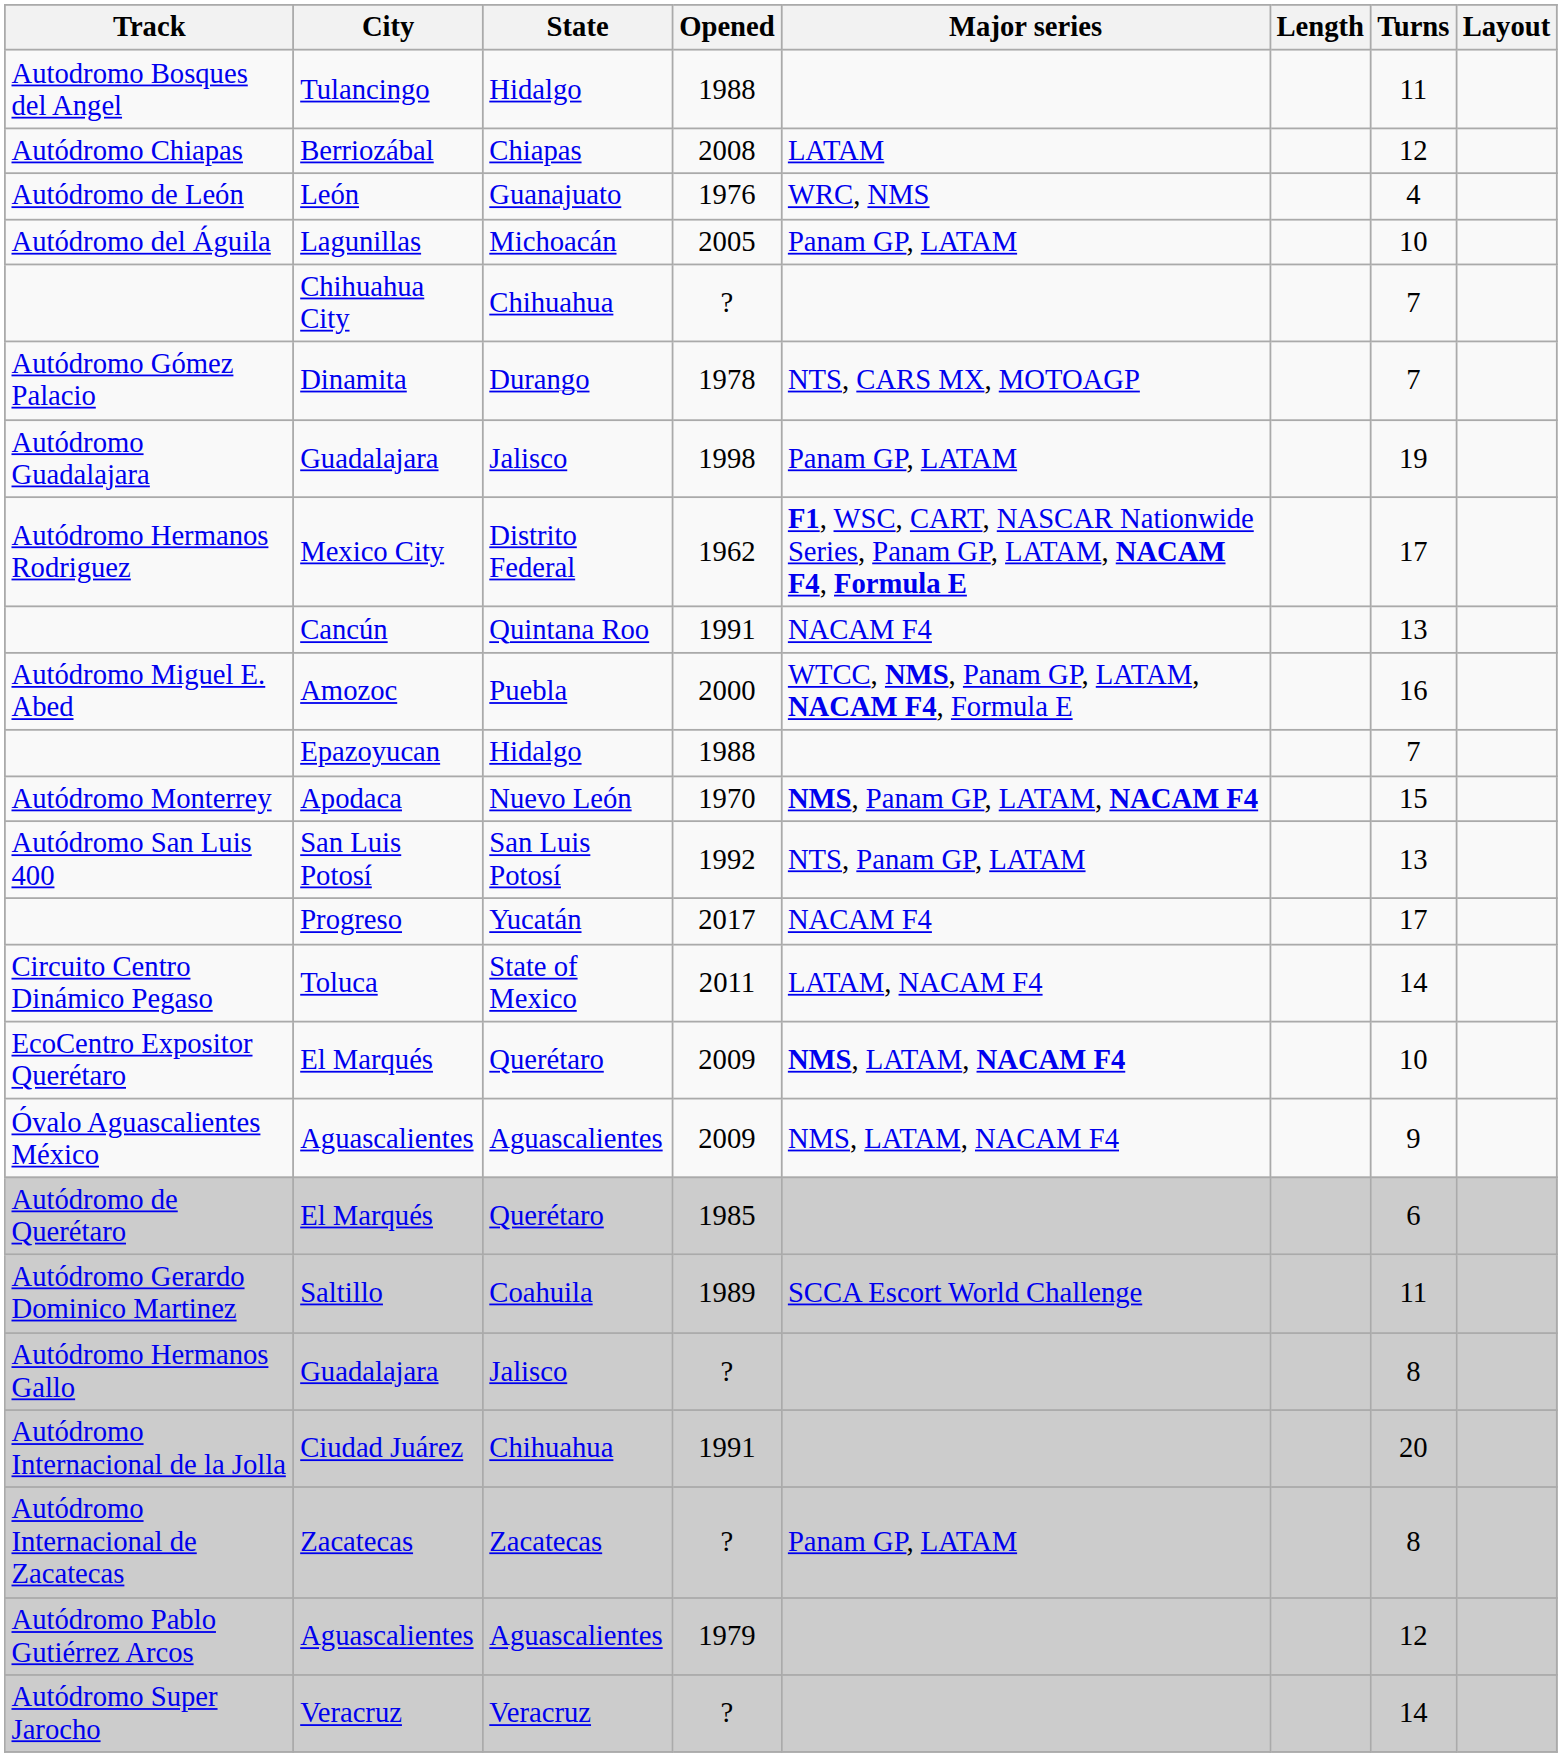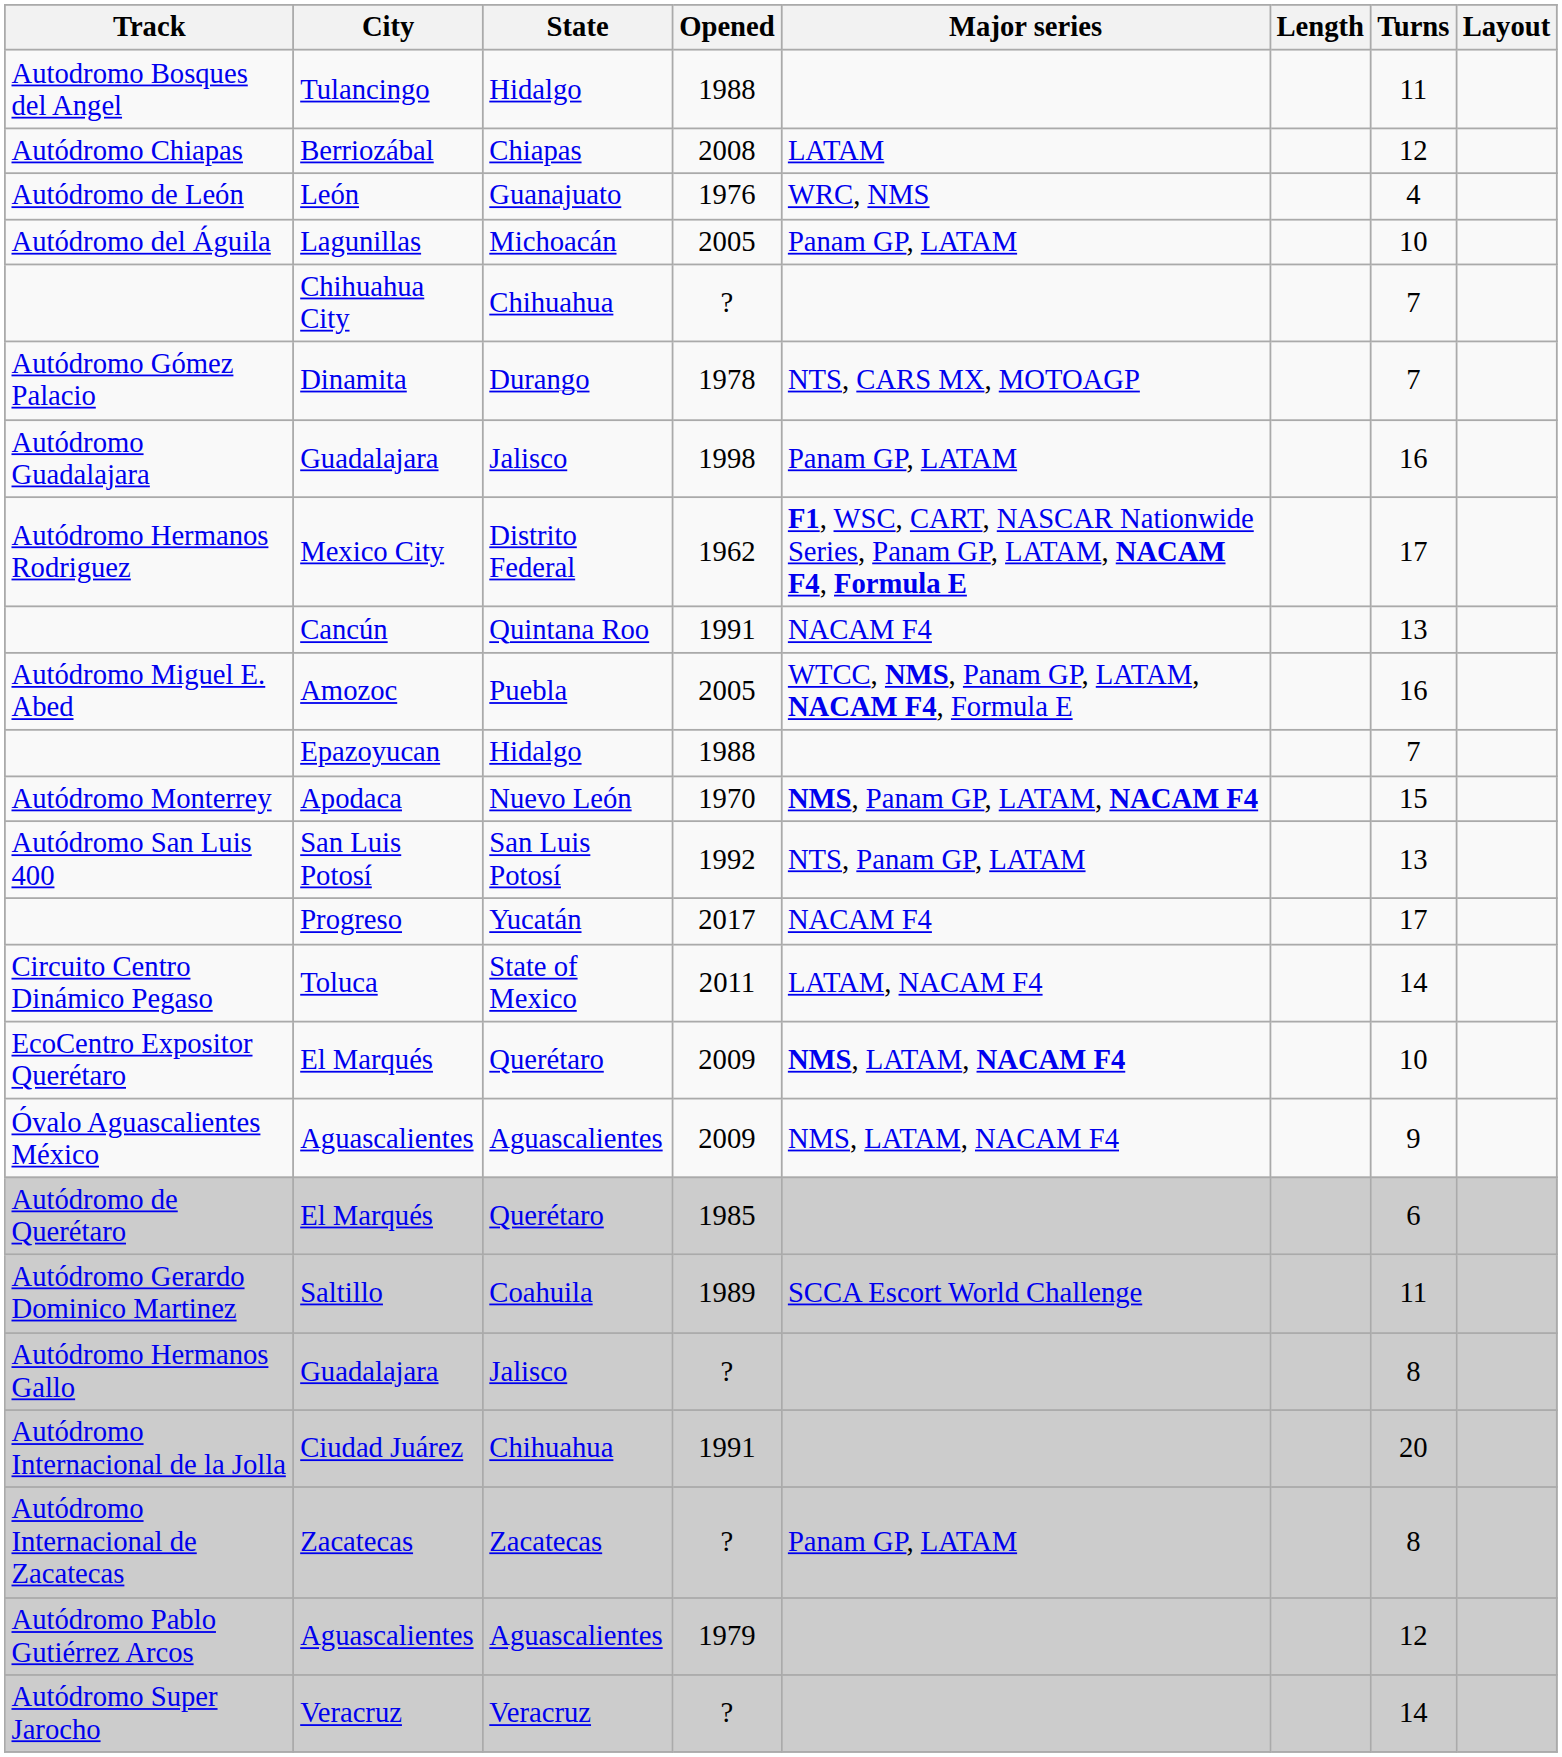(1413, 457) 19 -> (1413, 457) 16
(727, 690) 2000 -> (727, 690) 2005
